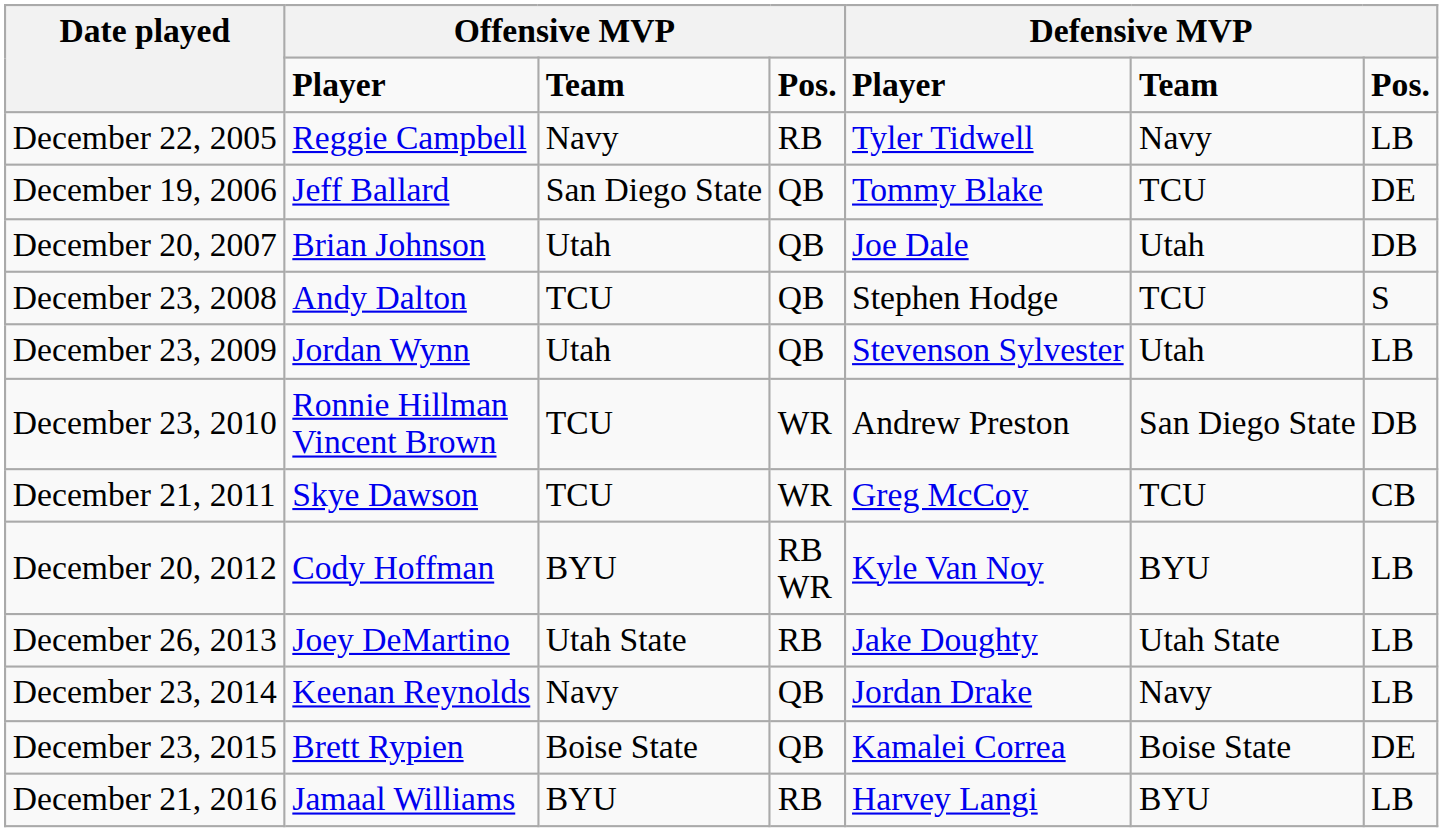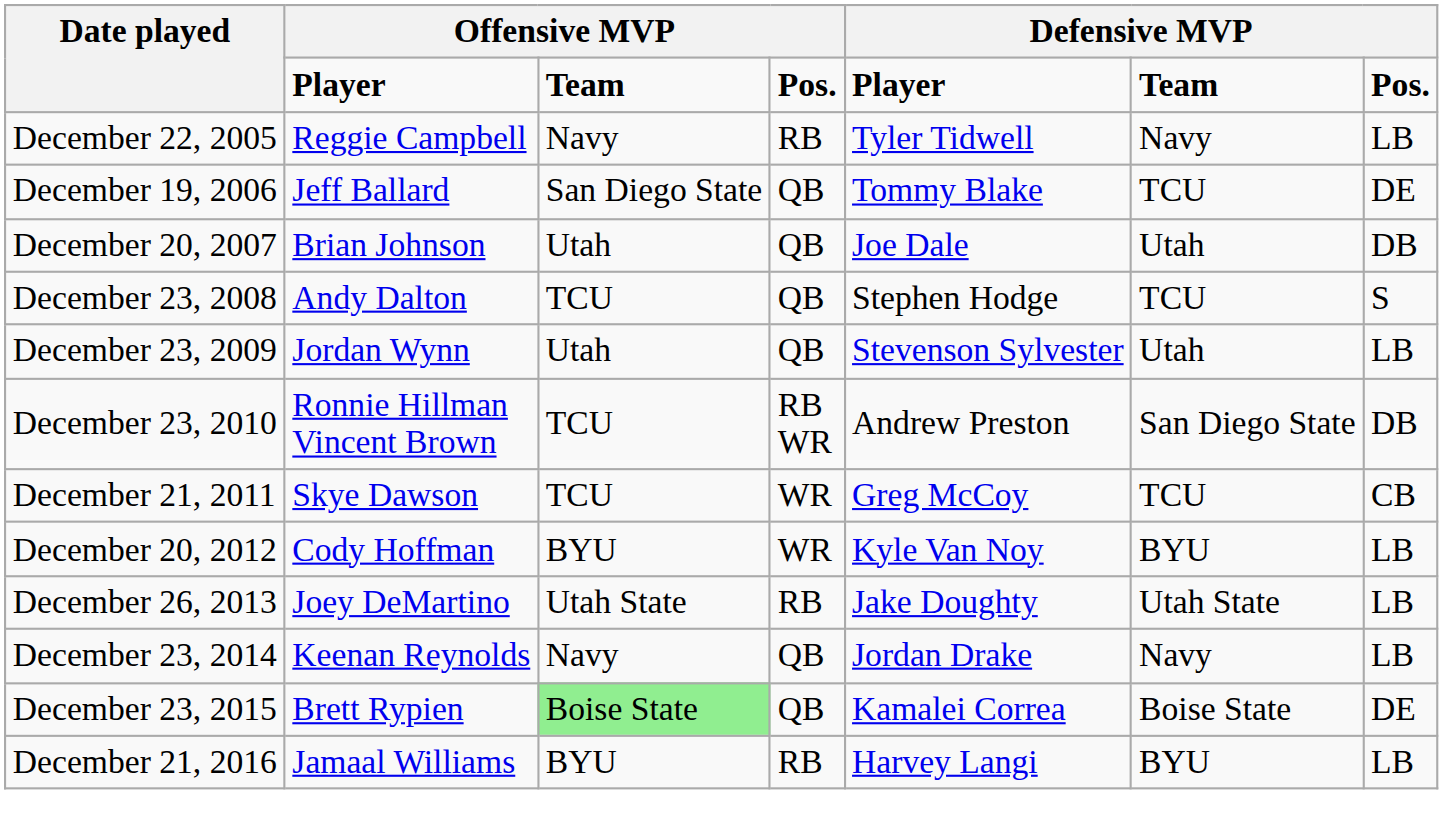(805, 423) WR -> (805, 423) RB WR
(805, 567) RB WR -> (805, 548) WR
(622, 746) no background -> (622, 708) lightgreen background
